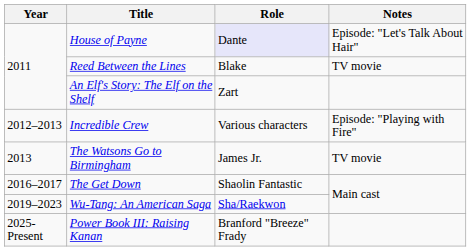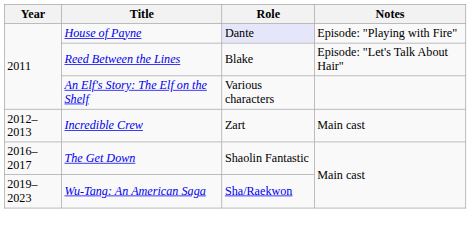(397, 40) Episode: "Let's Talk About Hair" -> (387, 33) Episode: "Playing with Fire"
(357, 66) TV movie -> (383, 59) Episode: "Let's Talk About Hair"
(228, 92) Zart -> (250, 92) Various characters
(263, 125) Various characters -> (235, 125) Zart
(388, 125) Episode: "Playing with Fire" -> (341, 125) Main cast
- row: (116, 158)
- row: (129, 229)
